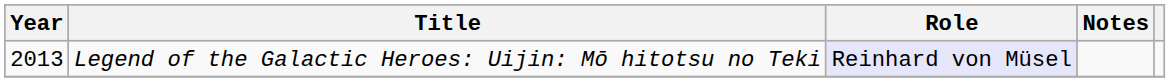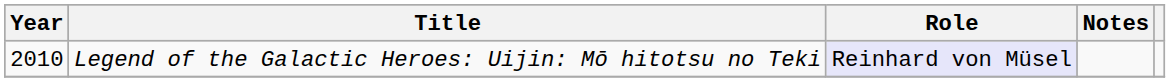(37, 59) 2013 -> (37, 59) 2010
